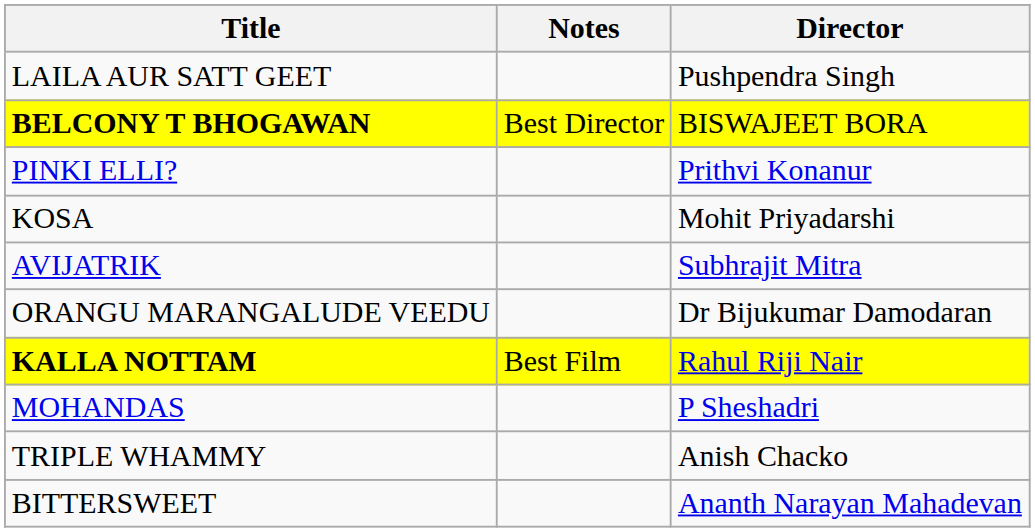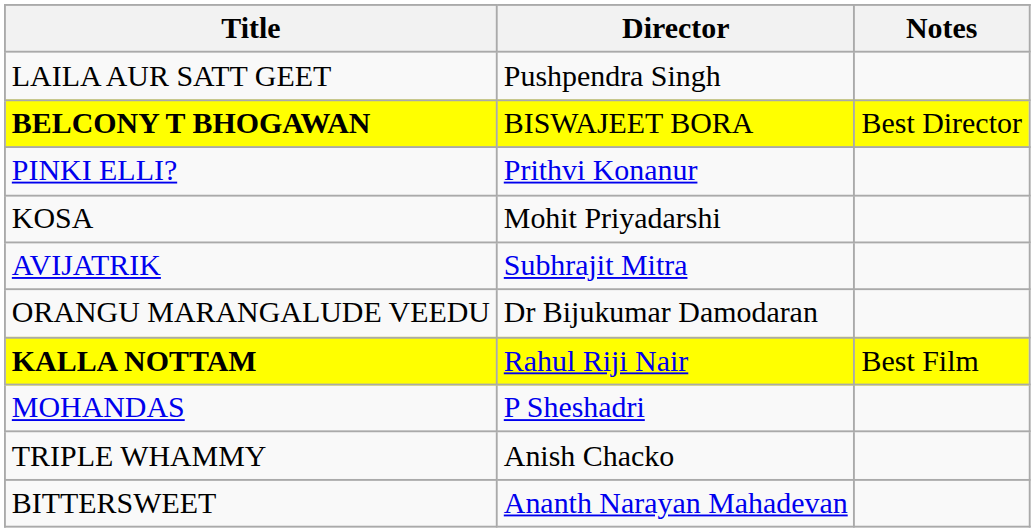columns swapped: (850, 28) <-> (584, 28)
